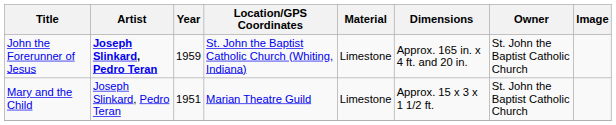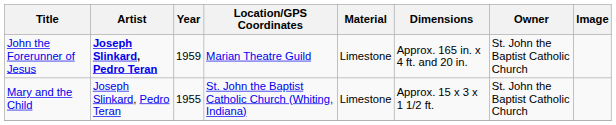(270, 56) St. John the Baptist Catholic Church (Whiting, Indiana) -> (259, 56) Marian Theatre Guild
(188, 99) 1951 -> (188, 99) 1955
(259, 99) Marian Theatre Guild -> (270, 99) St. John the Baptist Catholic Church (Whiting, Indiana)
